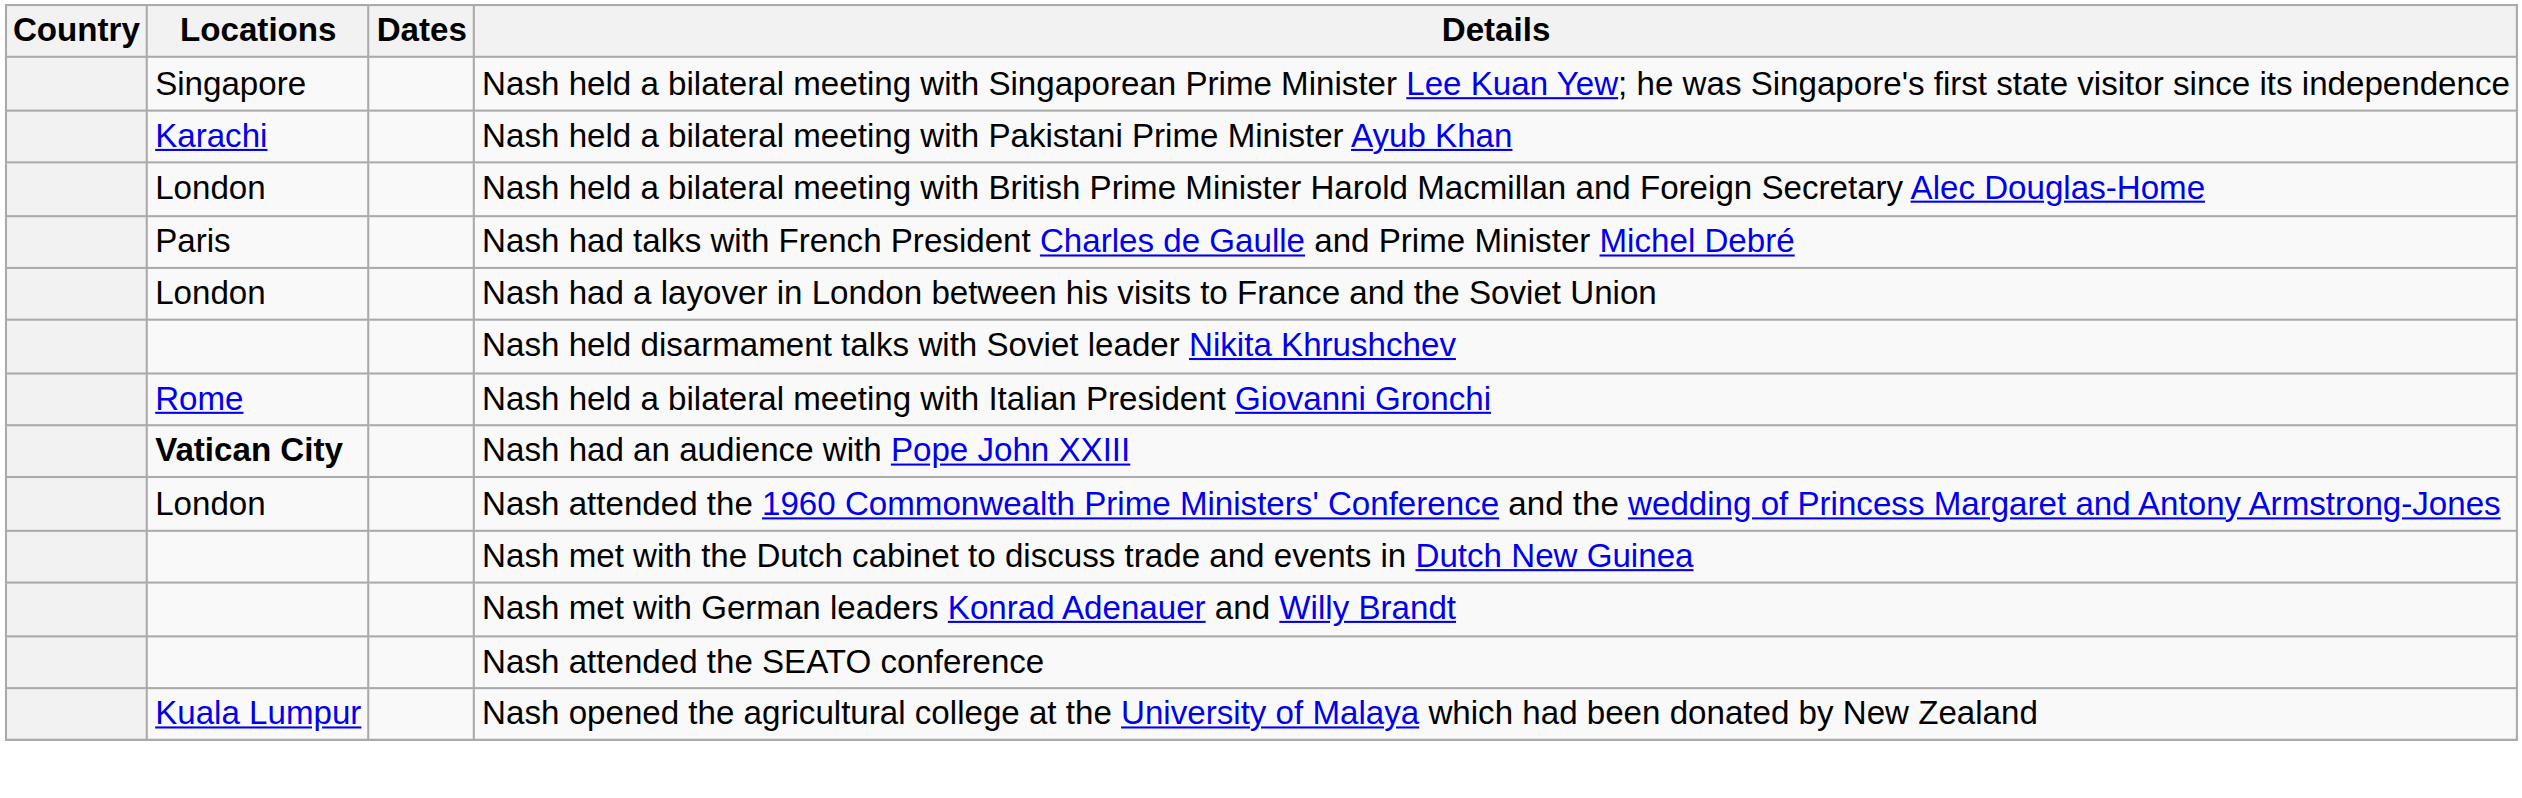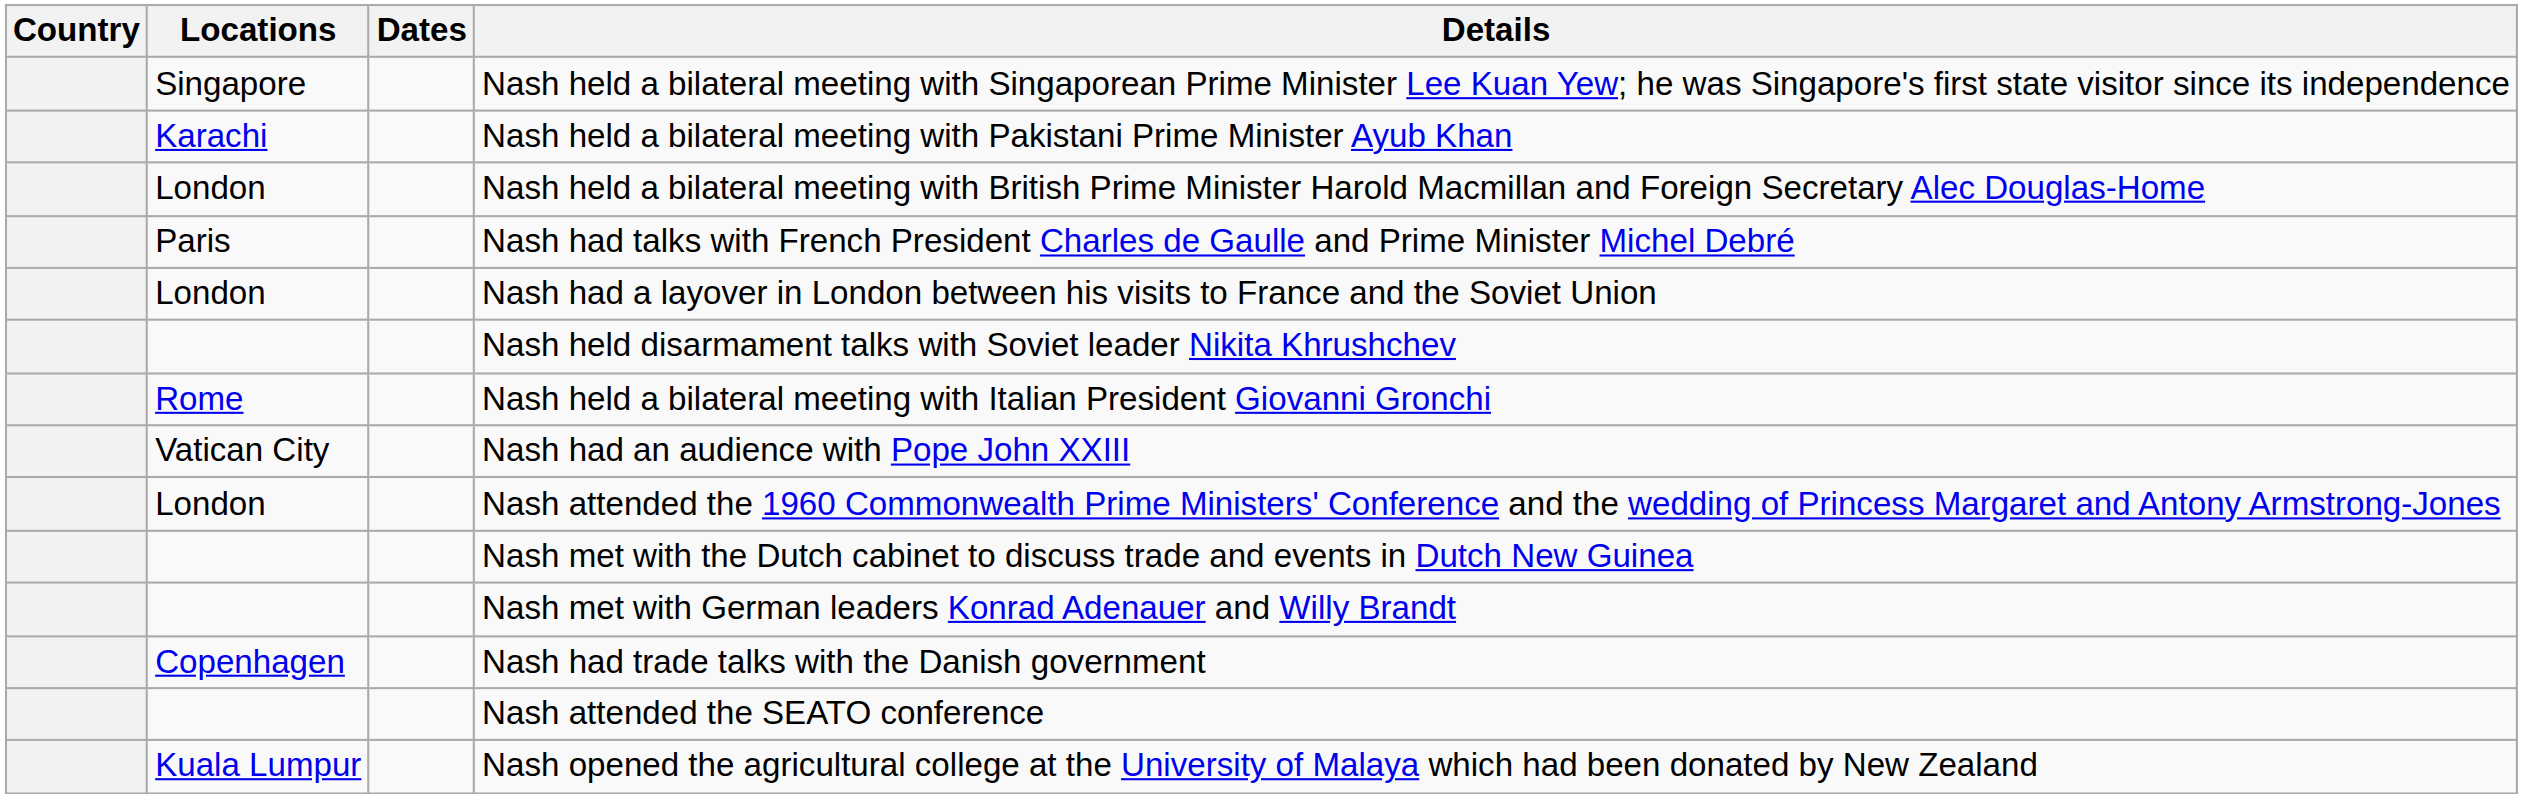(249, 450) bold -> (242, 450) normal
+ row: (844, 661)
